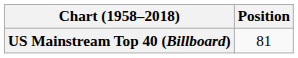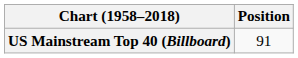(264, 40) 81 -> (264, 40) 91
